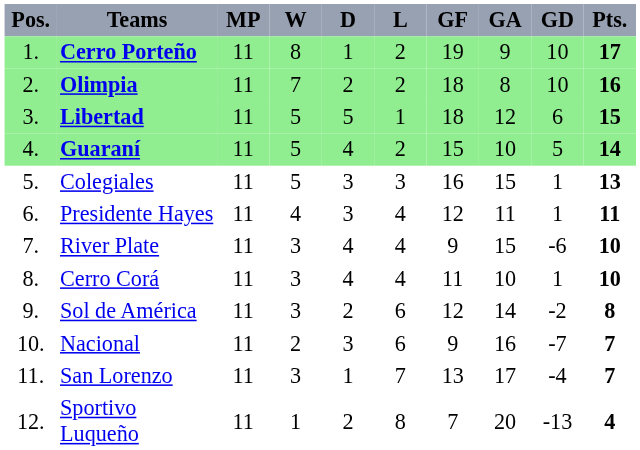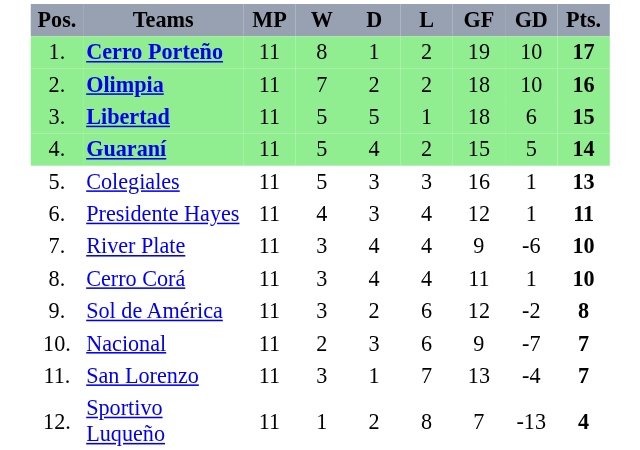- column: (505, 20)
